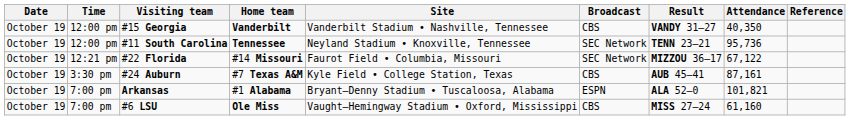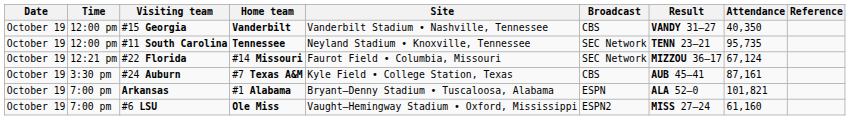(744, 44) 95,736 -> (744, 44) 95,735
(744, 60) 67,122 -> (744, 60) 67,124
(591, 107) CBS -> (597, 107) ESPN2
